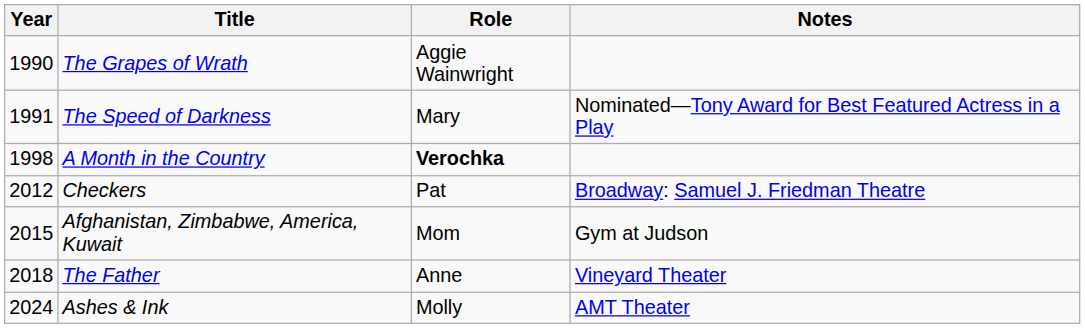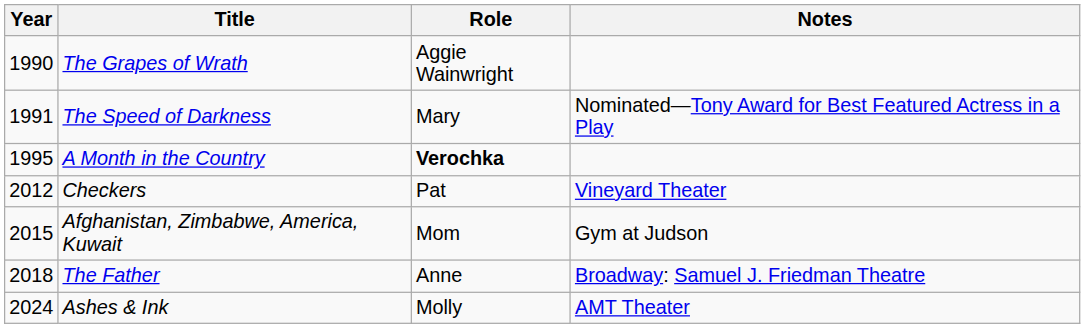(31, 159) 1998 -> (31, 159) 1995
(750, 190) Broadway: Samuel J. Friedman Theatre -> (651, 190) Vineyard Theater
(651, 275) Vineyard Theater -> (750, 275) Broadway: Samuel J. Friedman Theatre
